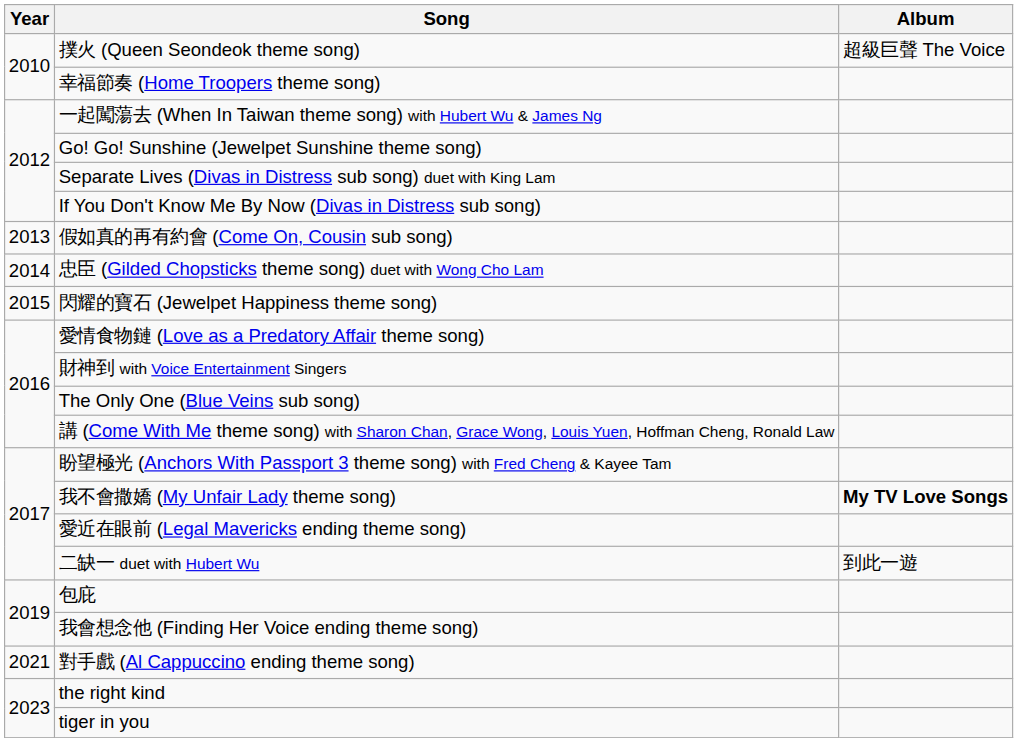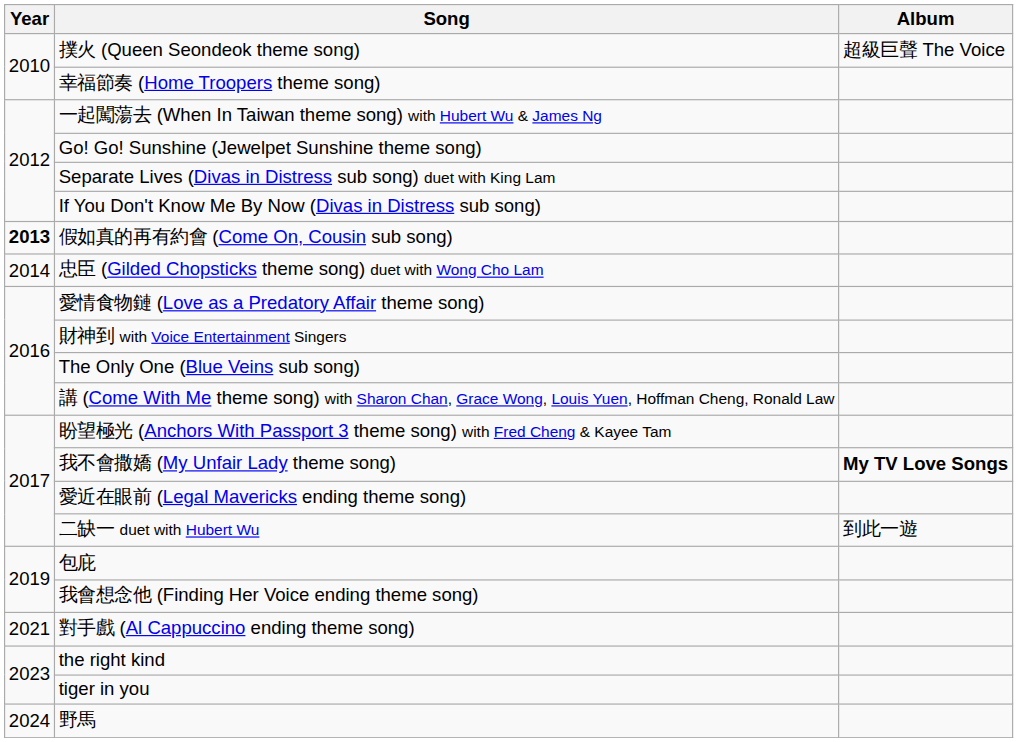(30, 237) normal -> (30, 237) bold
- row: (248, 302)
+ row: (77, 720)
